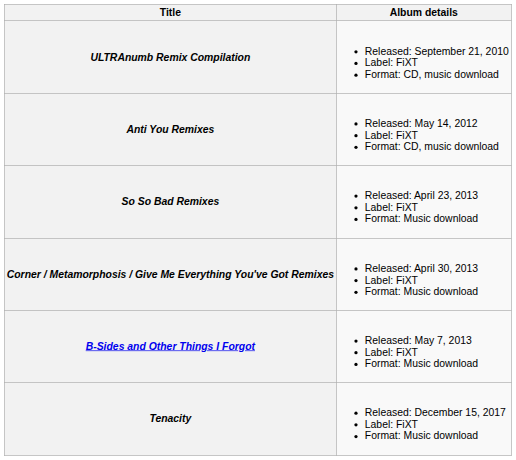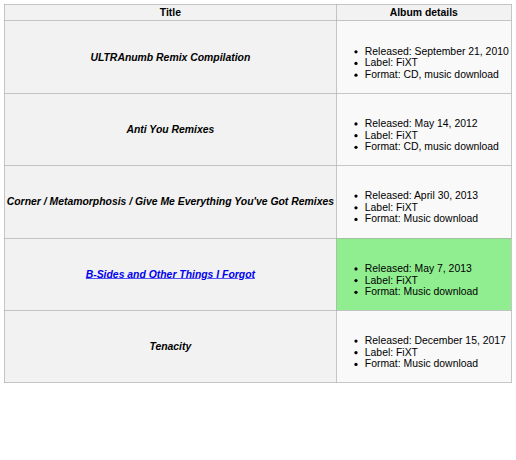- row: (170, 201)
(424, 352) no background -> (424, 280) lightgreen background
